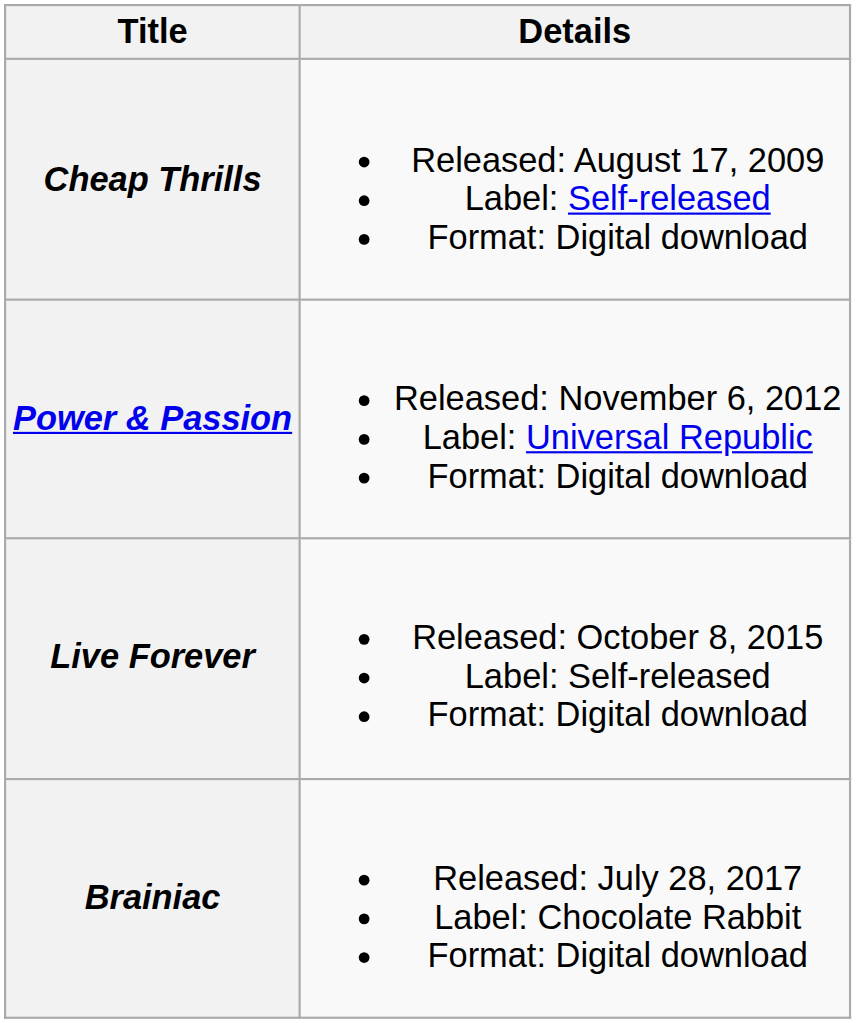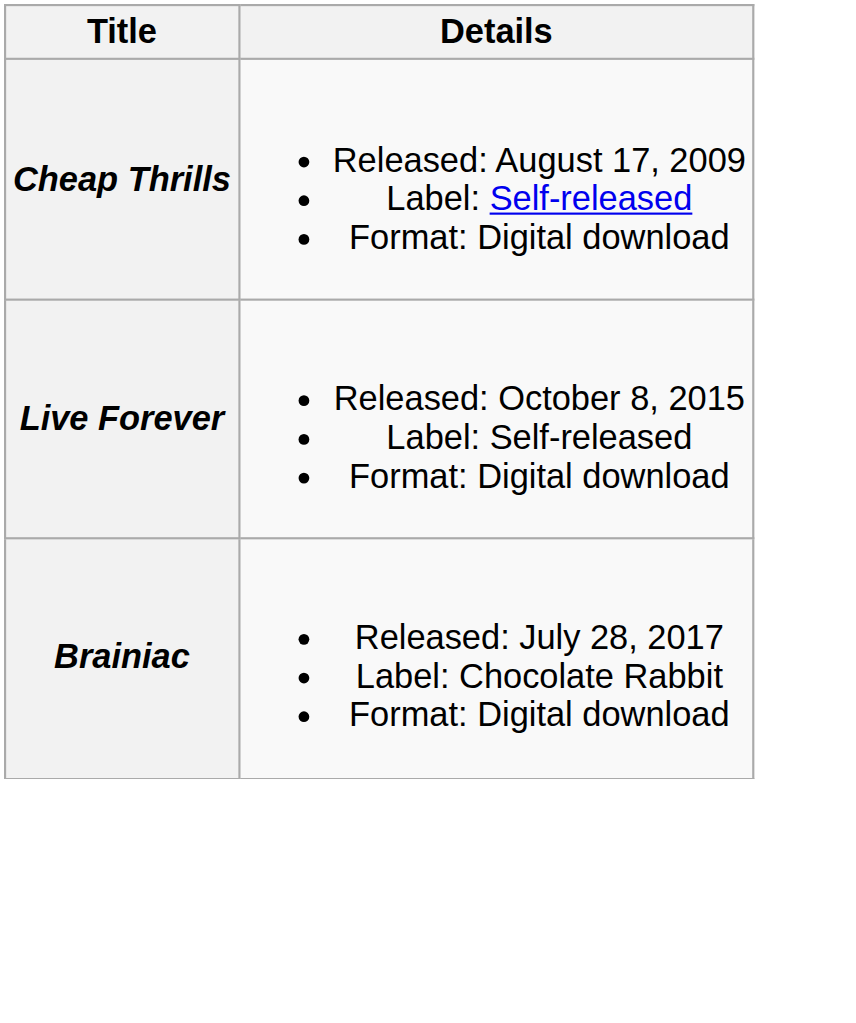- row: (153, 418)
